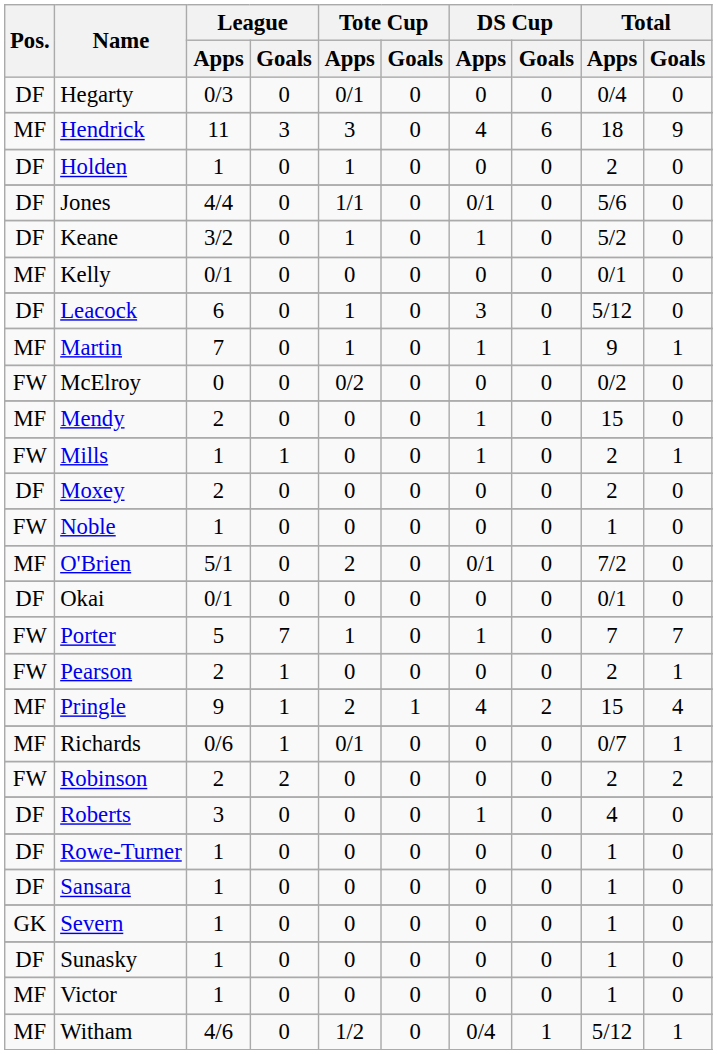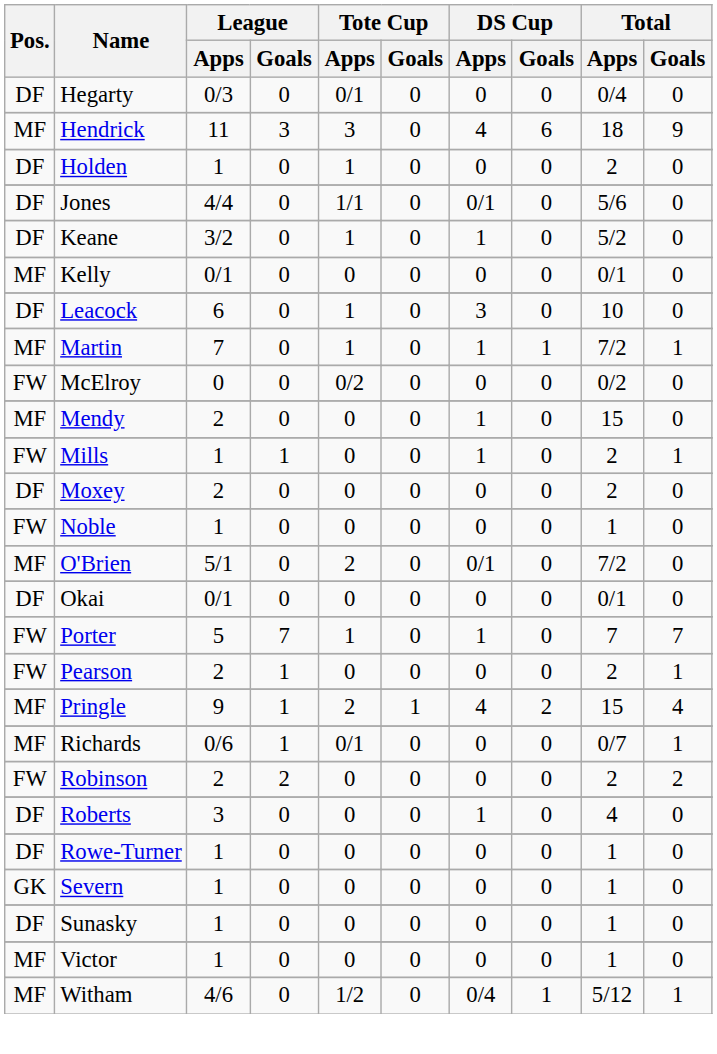(612, 310) 5/12 -> (612, 310) 10
(612, 346) 9 -> (612, 346) 7/2
- row: (96, 887)
